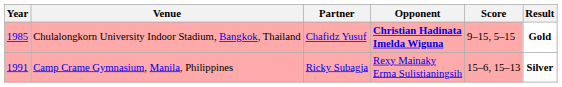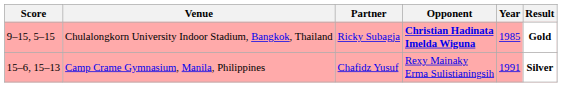columns swapped: (18, 13) <-> (494, 13)
(336, 37) Chafidz Yusuf -> (369, 37) Ricky Subagja
(337, 67) Ricky Subagja -> (368, 67) Chafidz Yusuf
